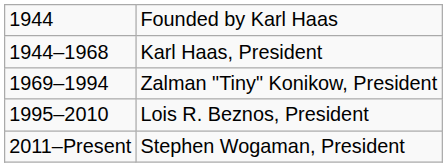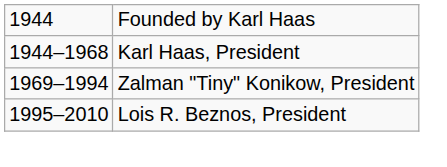- row: (273, 146)
